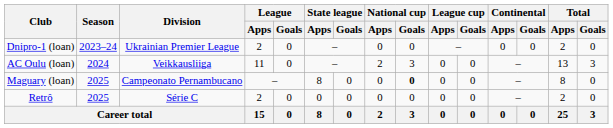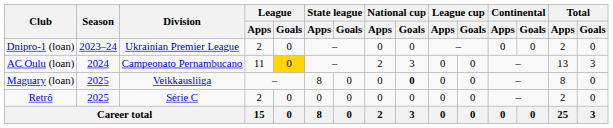(182, 64) Veikkausliiga -> (182, 64) Campeonato Pernambucano
(289, 64) no background -> (289, 64) gold background
(182, 81) Campeonato Pernambucano -> (182, 81) Veikkausliiga
